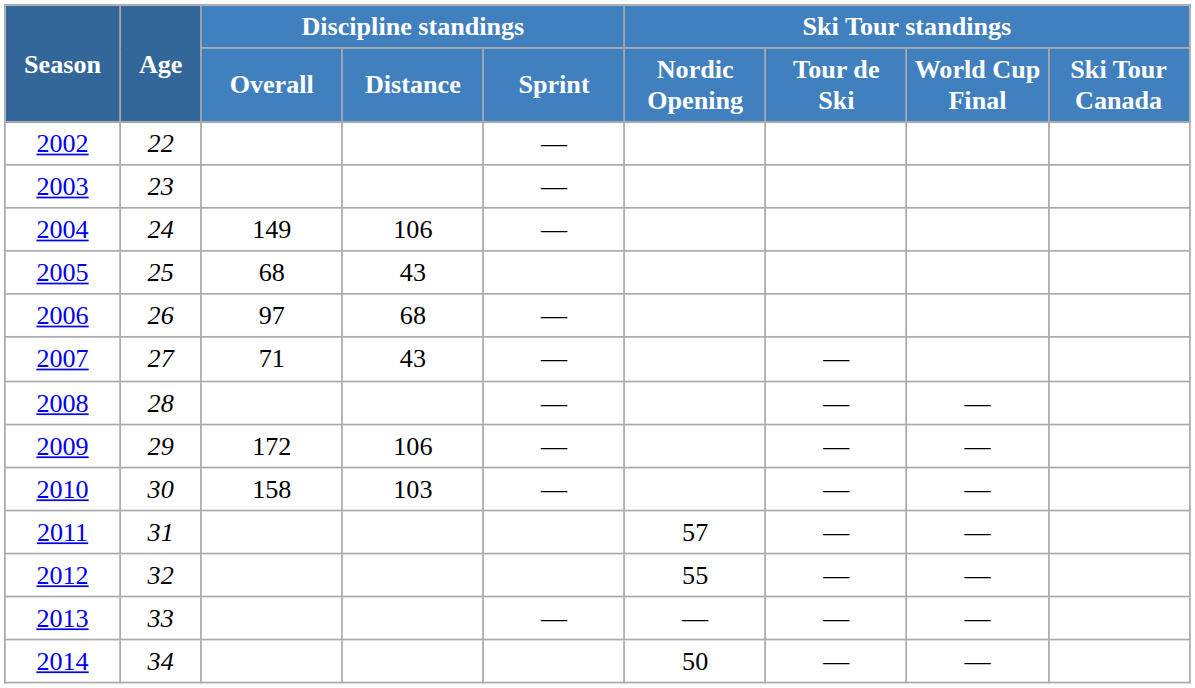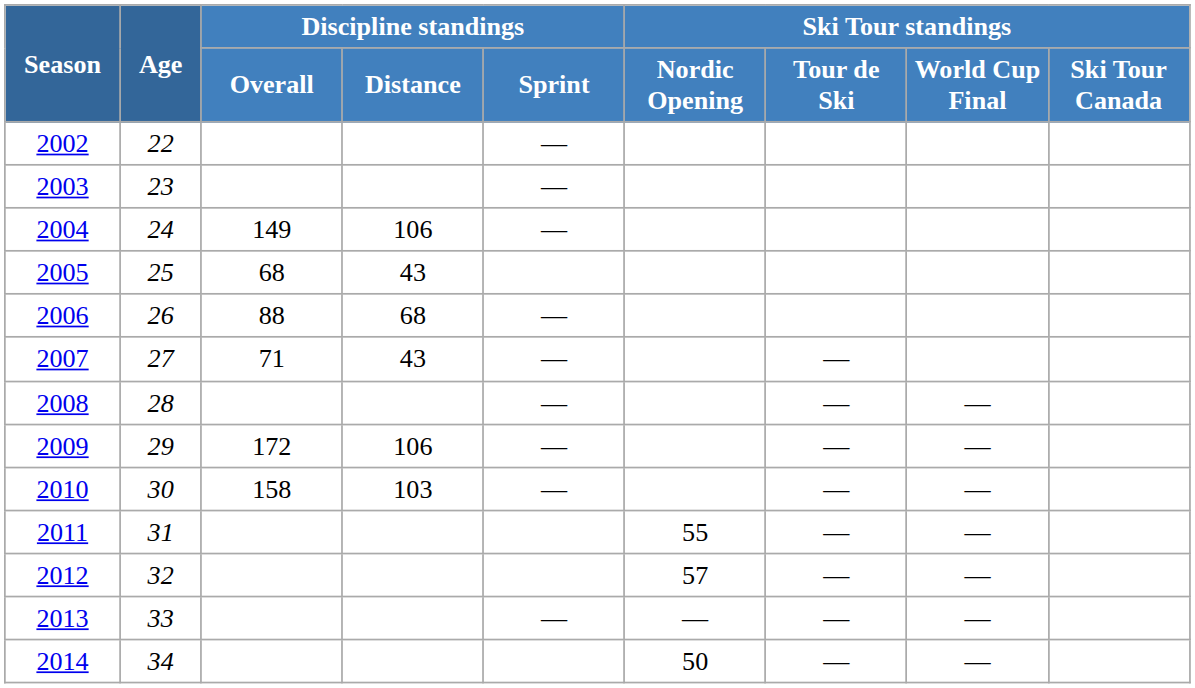(272, 315) 97 -> (272, 315) 88
(695, 531) 57 -> (695, 531) 55
(695, 574) 55 -> (695, 574) 57
